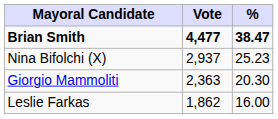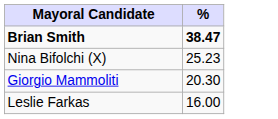- column: (207, 15)
